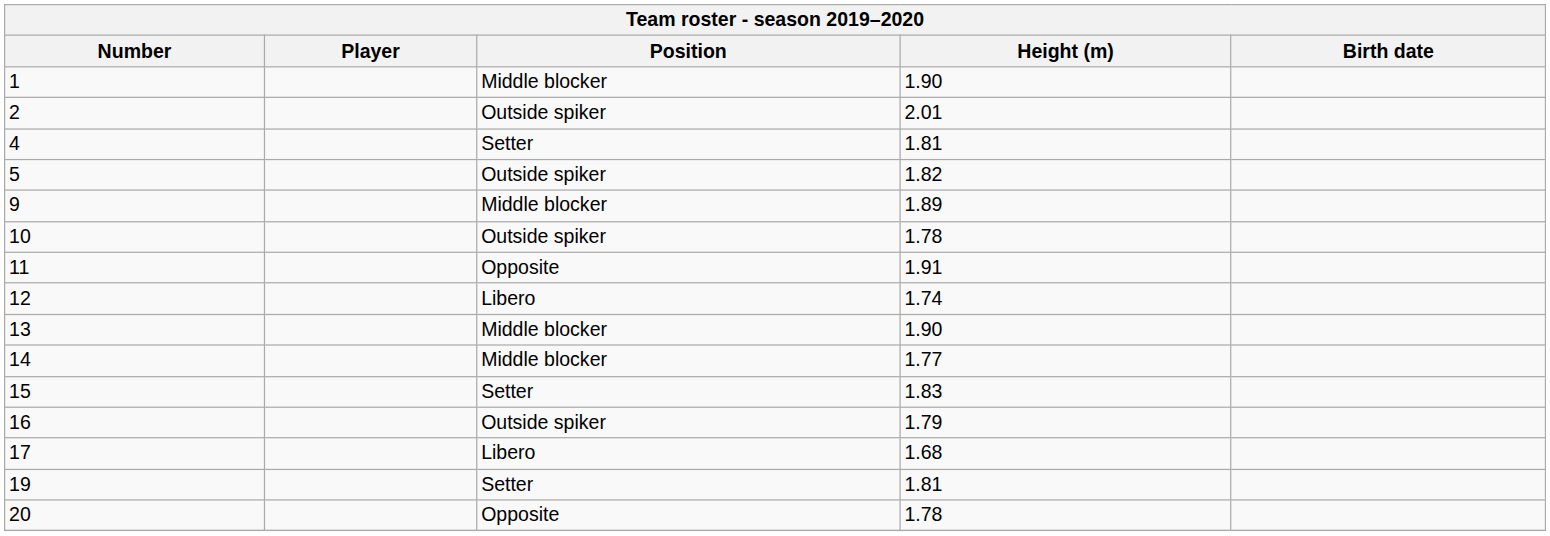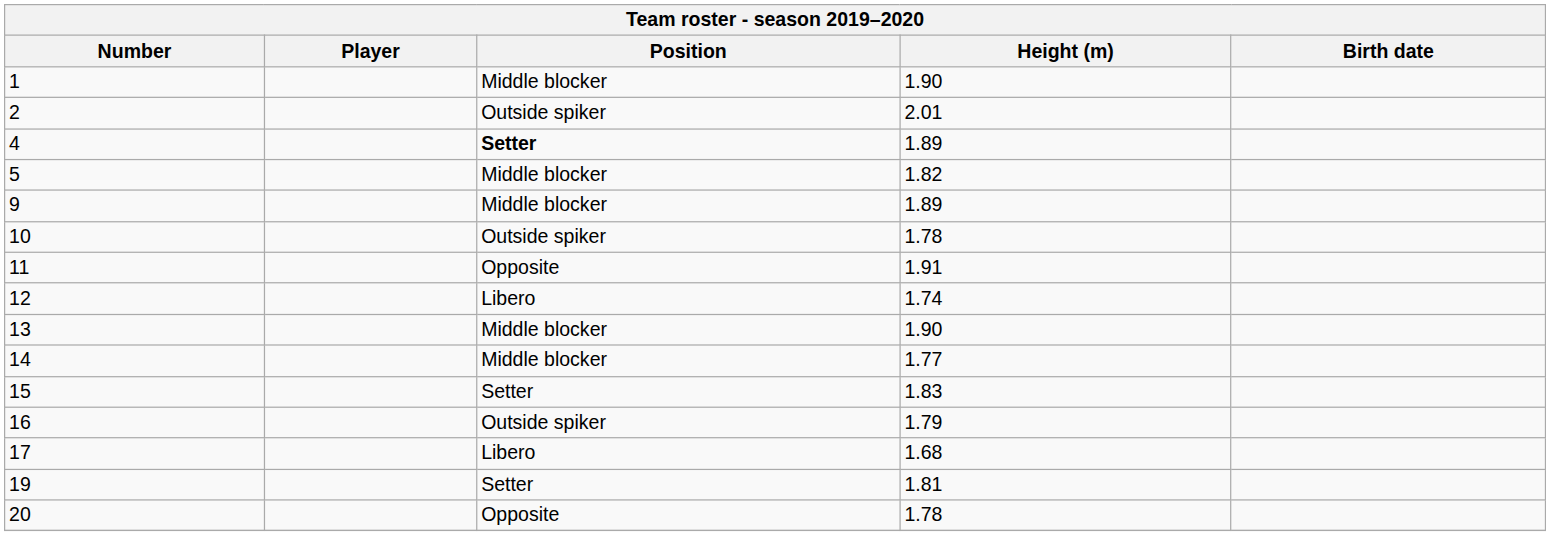(507, 143) normal -> (509, 143) bold
(923, 143) 1.81 -> (923, 143) 1.89
(544, 174) Outside spiker -> (544, 174) Middle blocker
